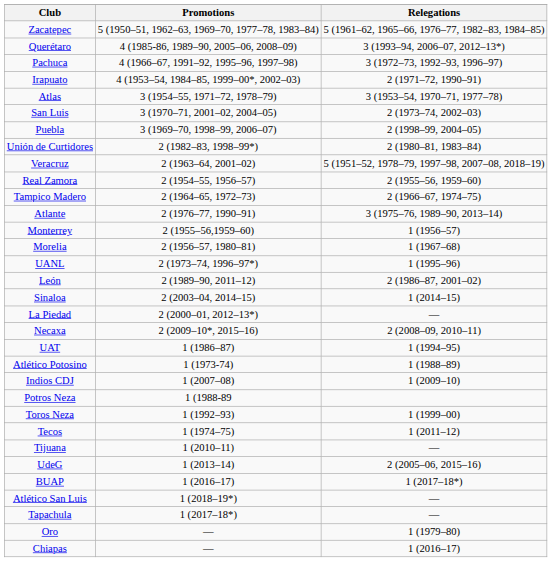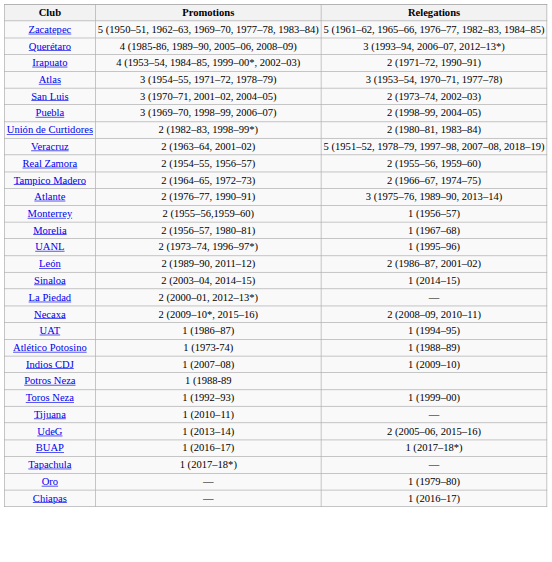- row: (50, 63)
- row: (50, 431)
- row: (50, 498)
